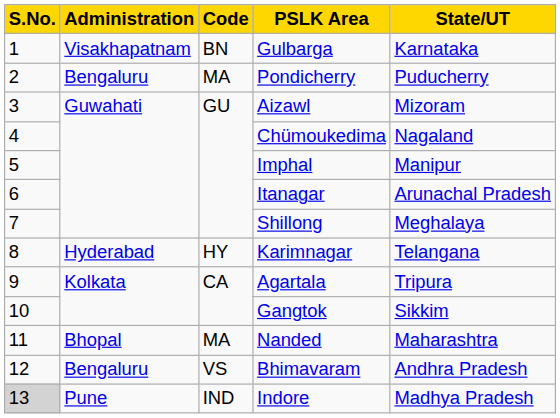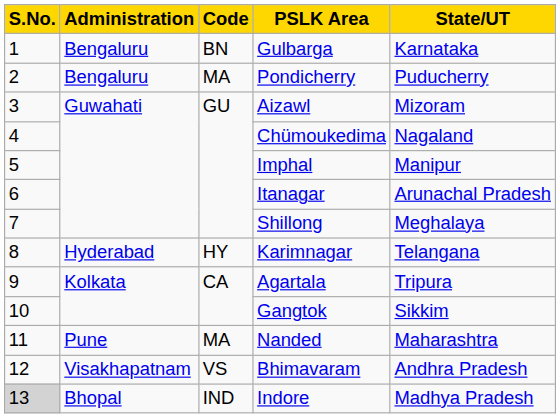(128, 48) Visakhapatnam -> (106, 48) Bengaluru
(93, 340) Bhopal -> (86, 340) Pune
(106, 369) Bengaluru -> (128, 369) Visakhapatnam
(86, 398) Pune -> (93, 398) Bhopal
